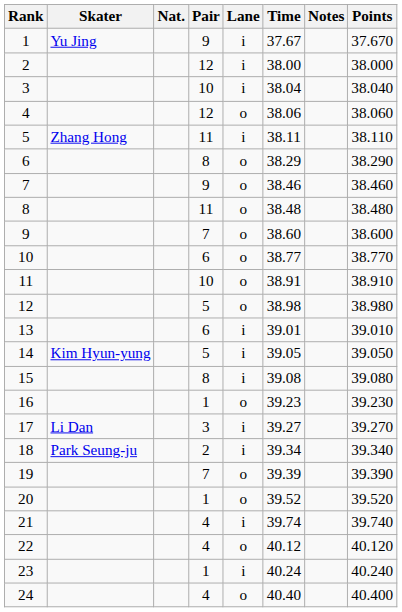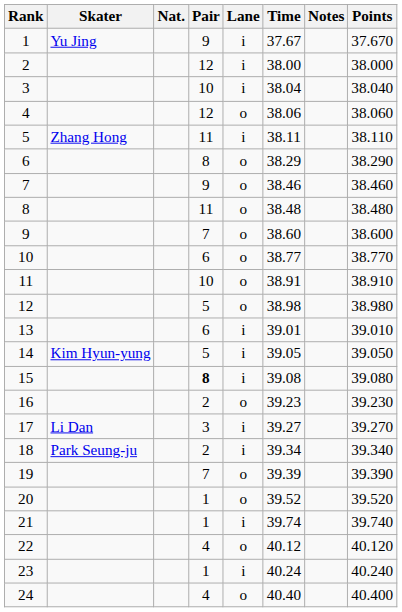(206, 378) normal -> (206, 378) bold
(206, 402) 1 -> (206, 402) 2
(206, 522) 4 -> (206, 522) 1
